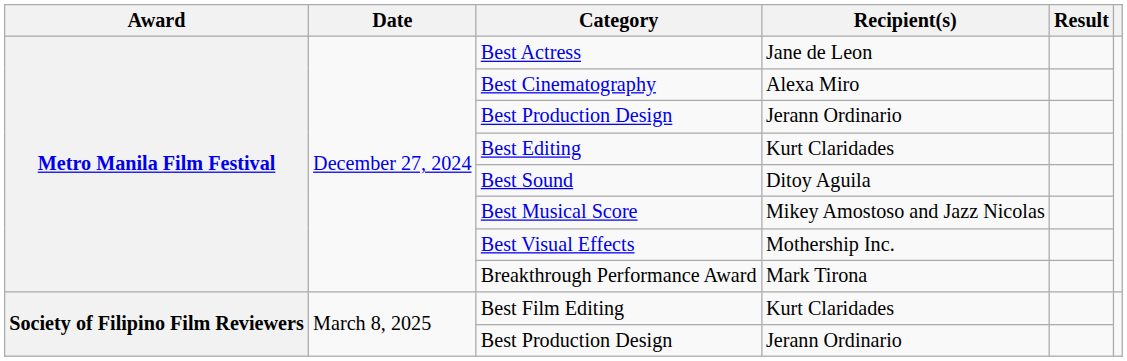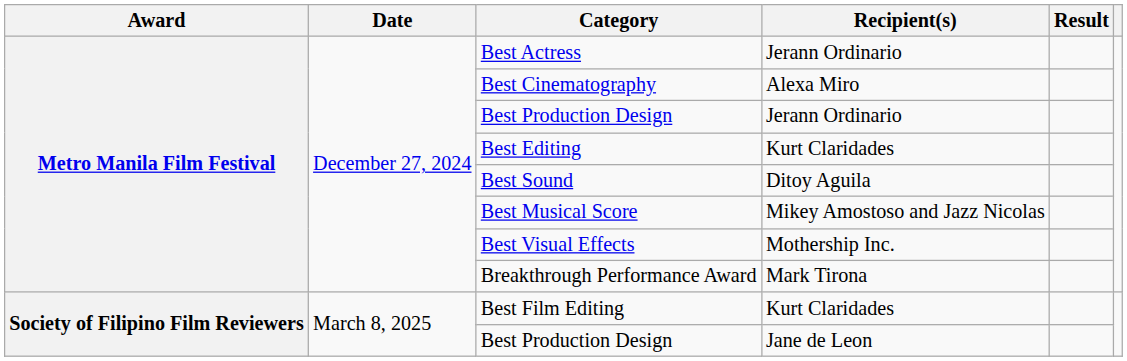(819, 52) Jane de Leon -> (834, 52) Jerann Ordinario
(834, 340) Jerann Ordinario -> (819, 340) Jane de Leon
